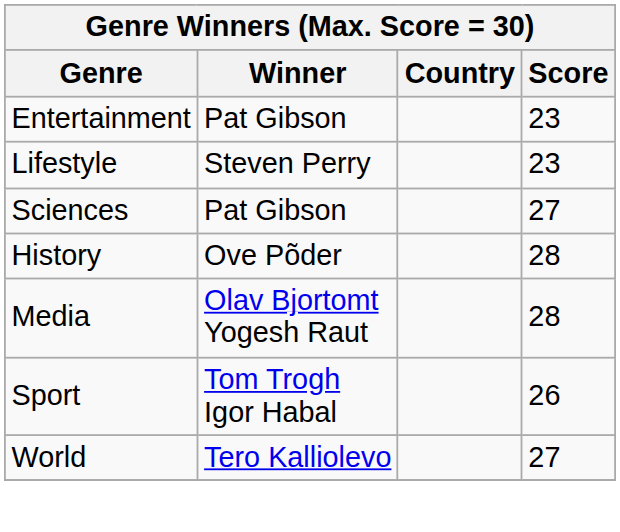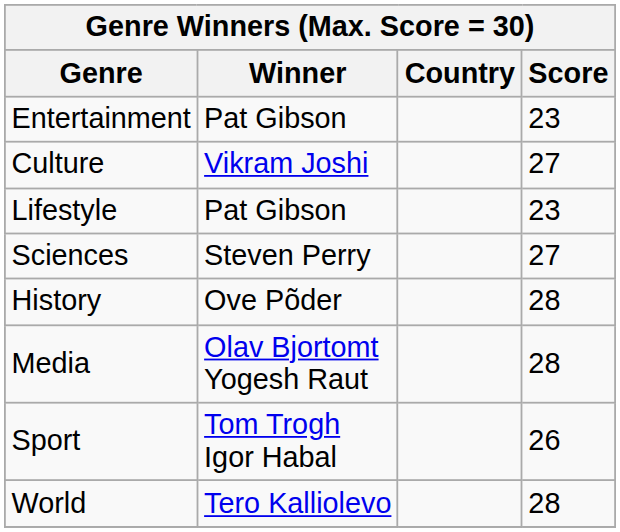+ row: (58, 164)
(287, 164) Steven Perry -> (275, 210) Pat Gibson
(275, 210) Pat Gibson -> (287, 255) Steven Perry
(544, 457) 27 -> (544, 503) 28
